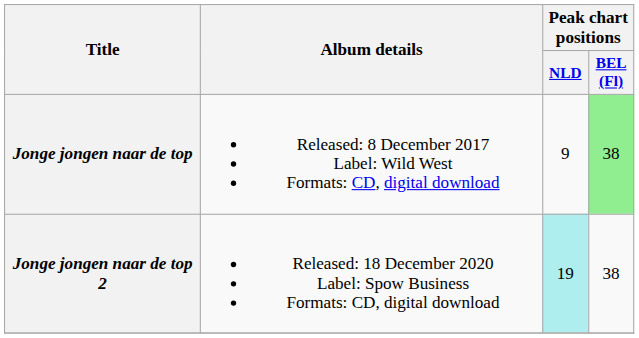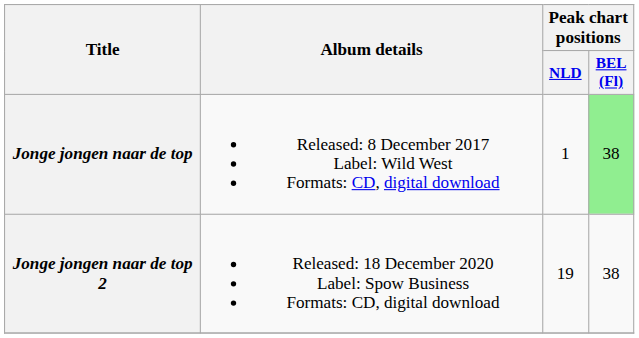(565, 154) 9 -> (565, 154) 1
(565, 273) paleturquoise background -> (565, 273) no background
